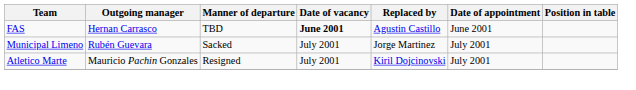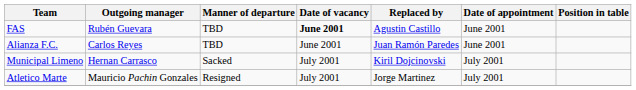(122, 28) Hernan Carrasco -> (120, 28) Rubén Guevara
+ row: (32, 45)
(120, 45) Rubén Guevara -> (122, 61) Hernan Carrasco
(404, 45) Jorge Martinez -> (410, 61) Kiril Dojcinovski
(410, 61) Kiril Dojcinovski -> (404, 77) Jorge Martinez
